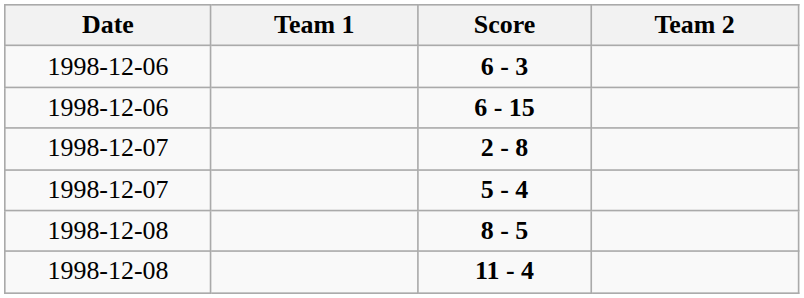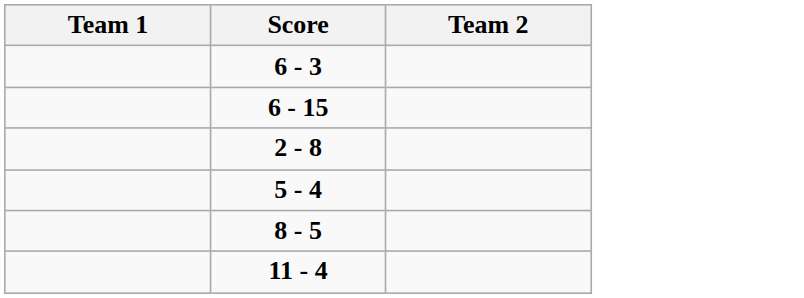- column: (108, 25)
